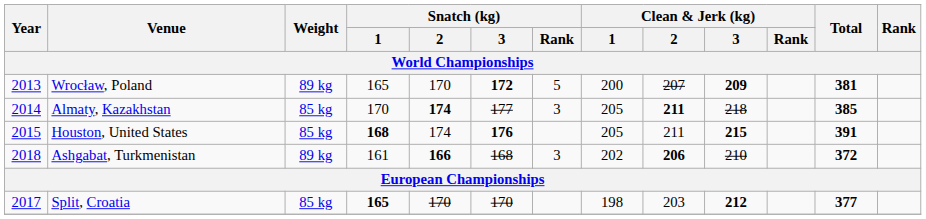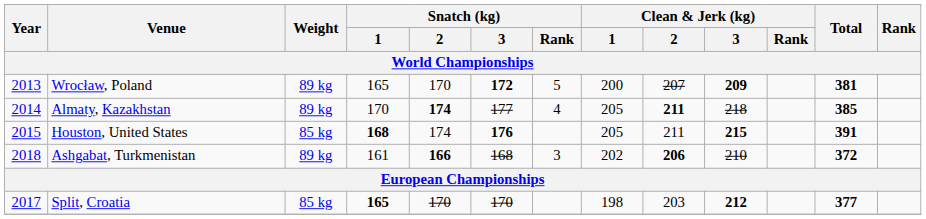(316, 109) 85 kg -> (316, 109) 89 kg
(557, 109) 3 -> (557, 109) 4
